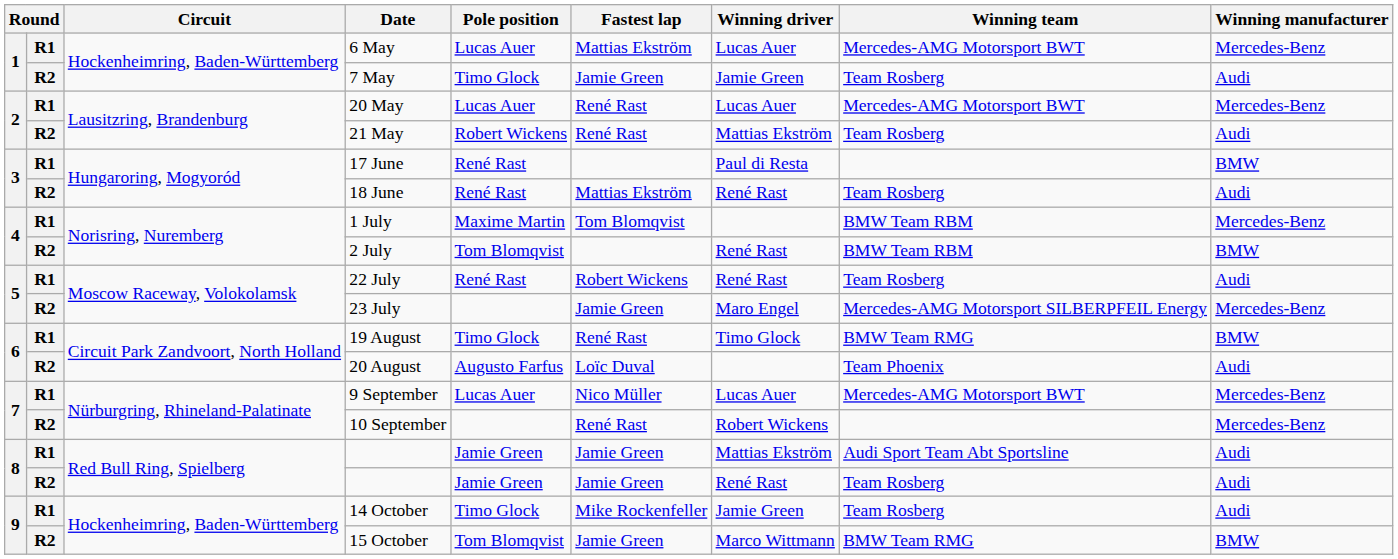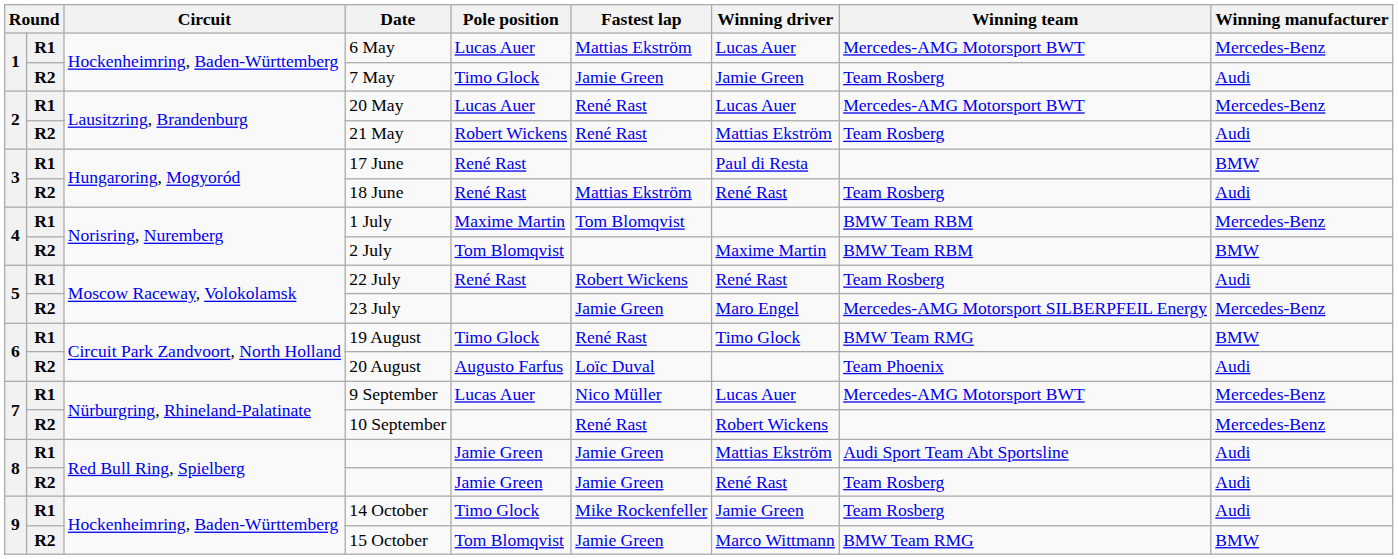(751, 250) René Rast -> (771, 250) Maxime Martin
